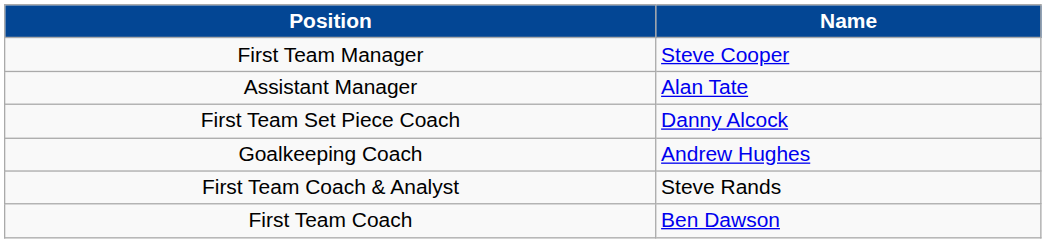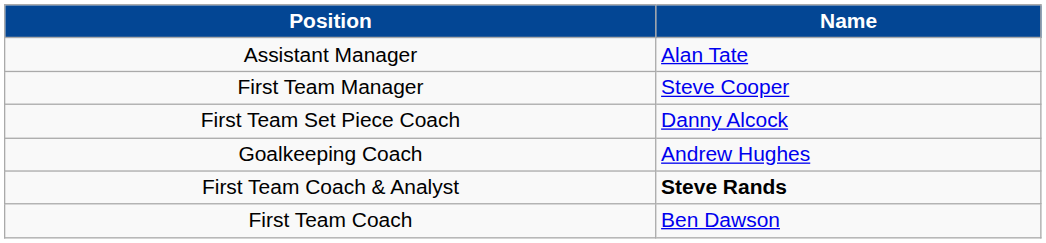rows swapped: (330, 54) <-> (330, 87)
(721, 187) normal -> (724, 187) bold
